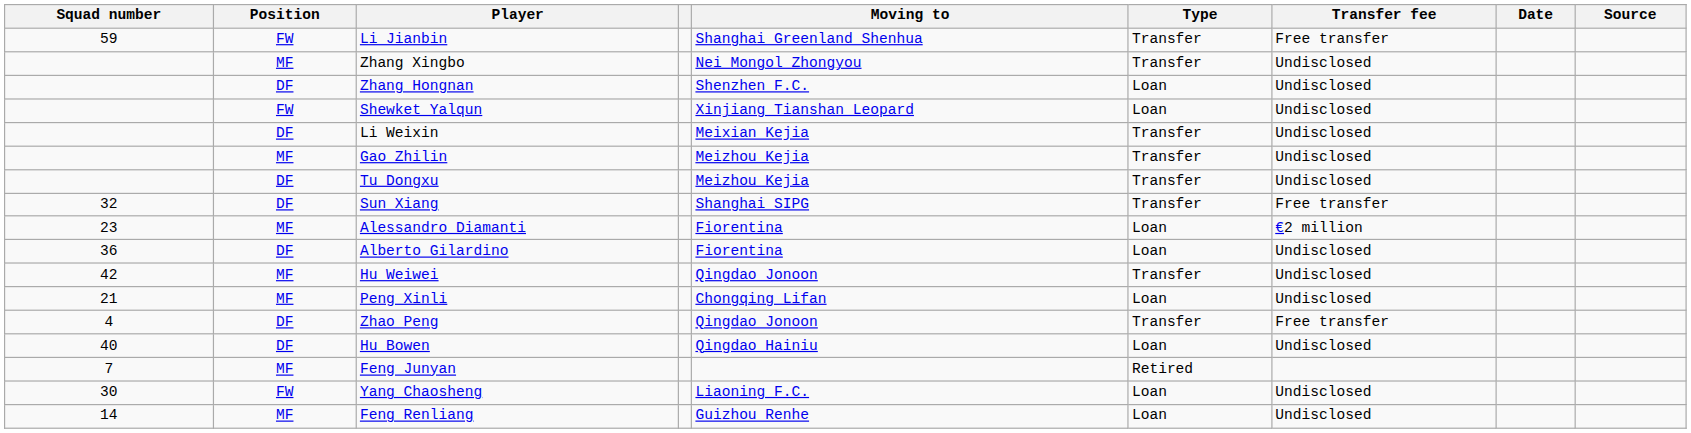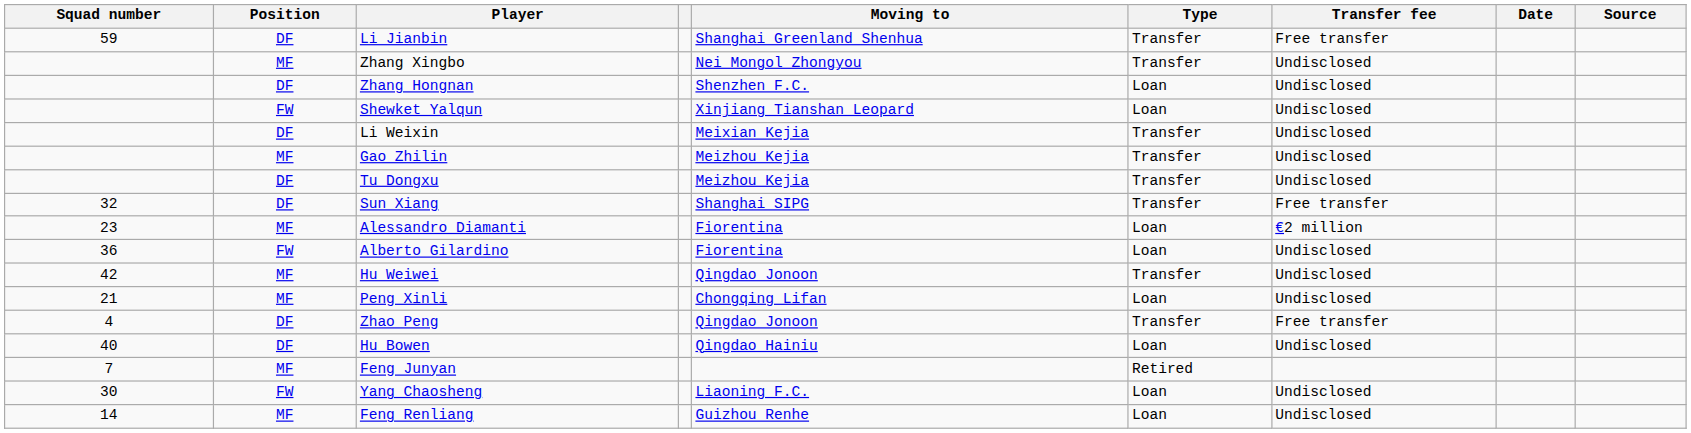(285, 40) FW -> (285, 40) DF
(285, 252) DF -> (285, 252) FW
